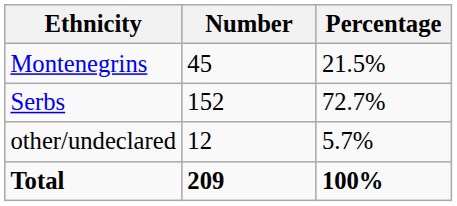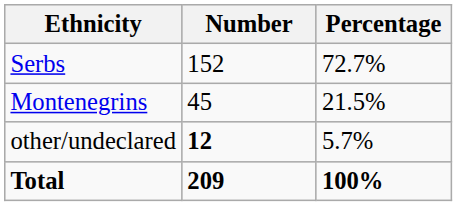rows swapped: (38, 102) <-> (79, 63)
(200, 141) normal -> (200, 141) bold
